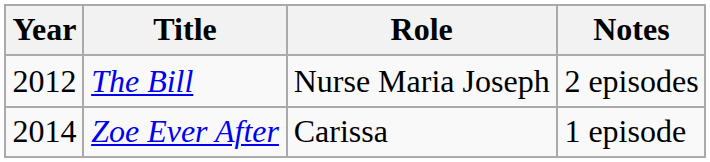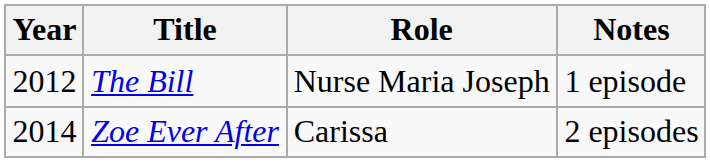(631, 80) 2 episodes -> (625, 80) 1 episode
(625, 131) 1 episode -> (631, 131) 2 episodes
